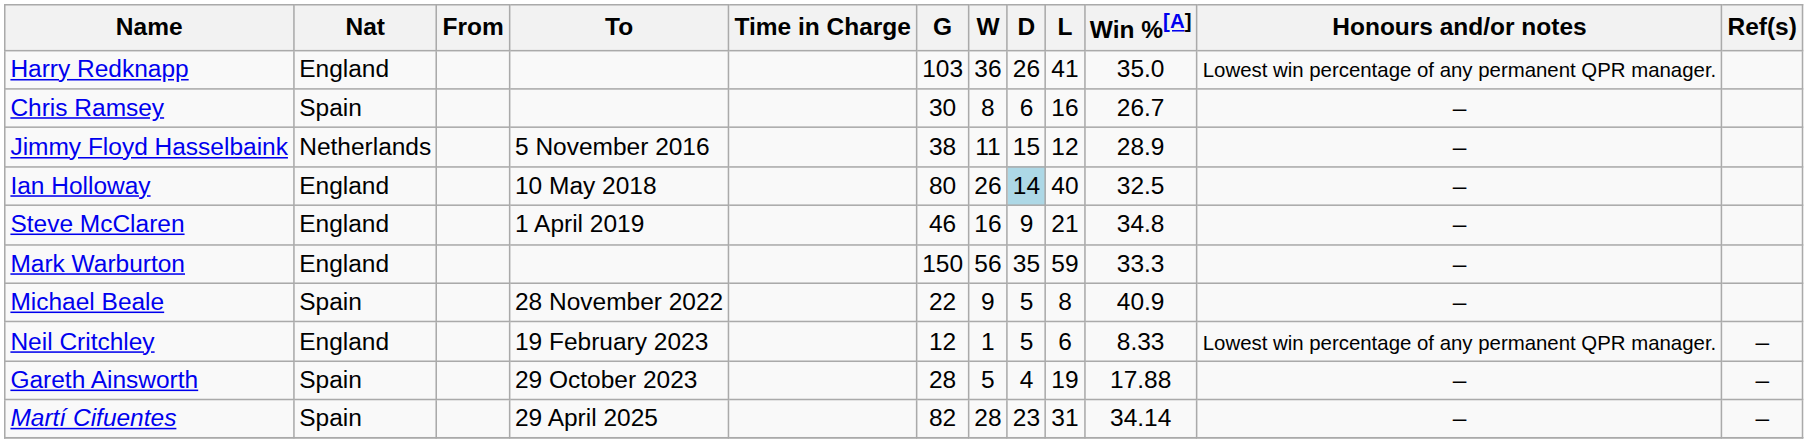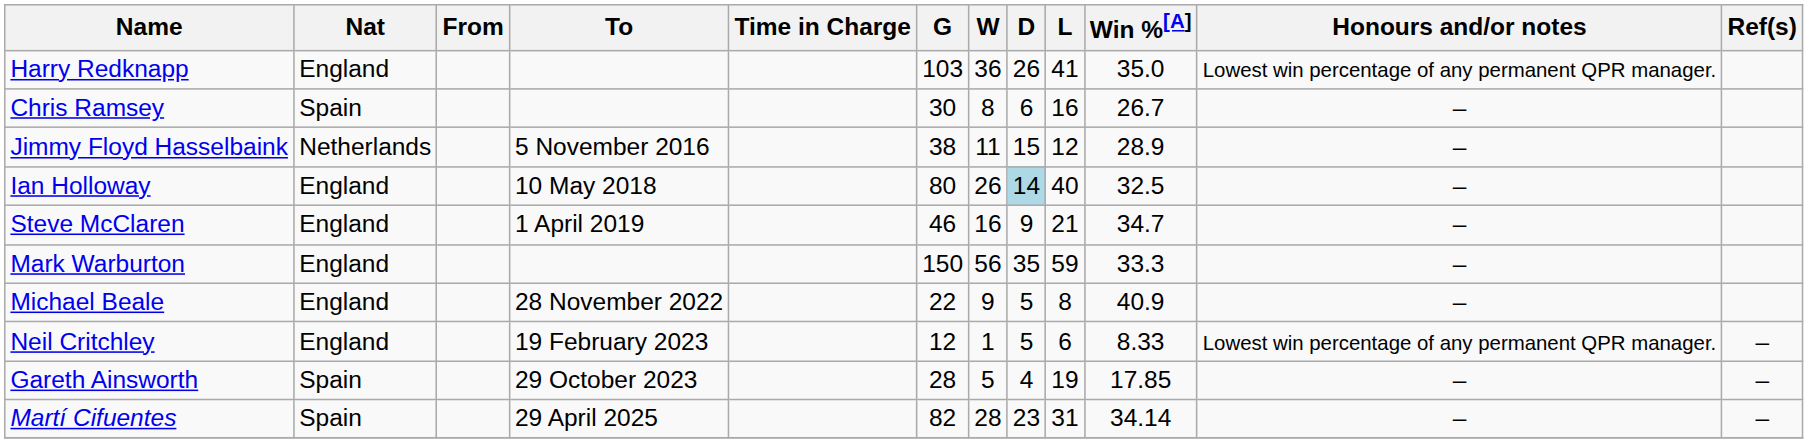(1141, 224) 34.8 -> (1141, 224) 34.7
(331, 302) Spain -> (344, 302) England
(1141, 379) 17.88 -> (1141, 379) 17.85
